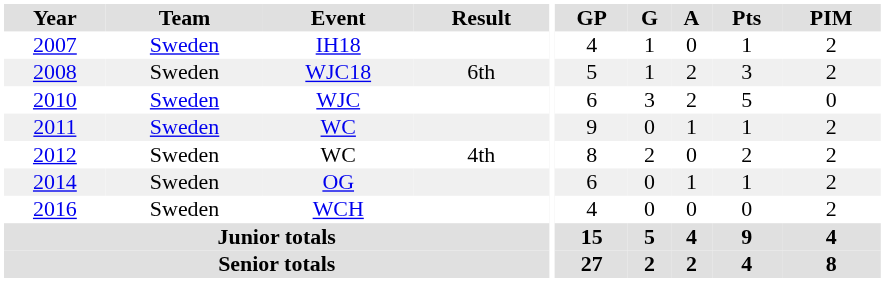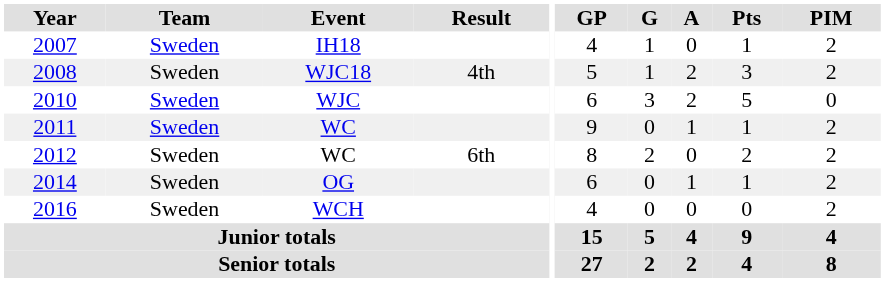(481, 72) 6th -> (481, 72) 4th
(481, 154) 4th -> (481, 154) 6th
